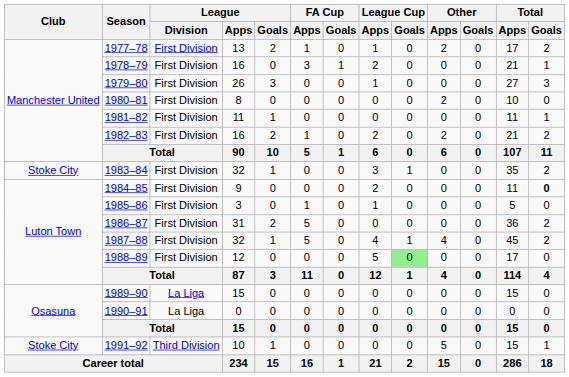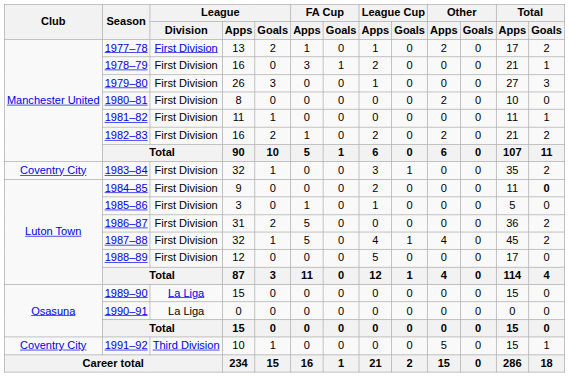(53, 170) Stoke City -> (53, 170) Coventry City
(410, 258) lightgreen background -> (410, 258) no background
(53, 345) Stoke City -> (53, 345) Coventry City
